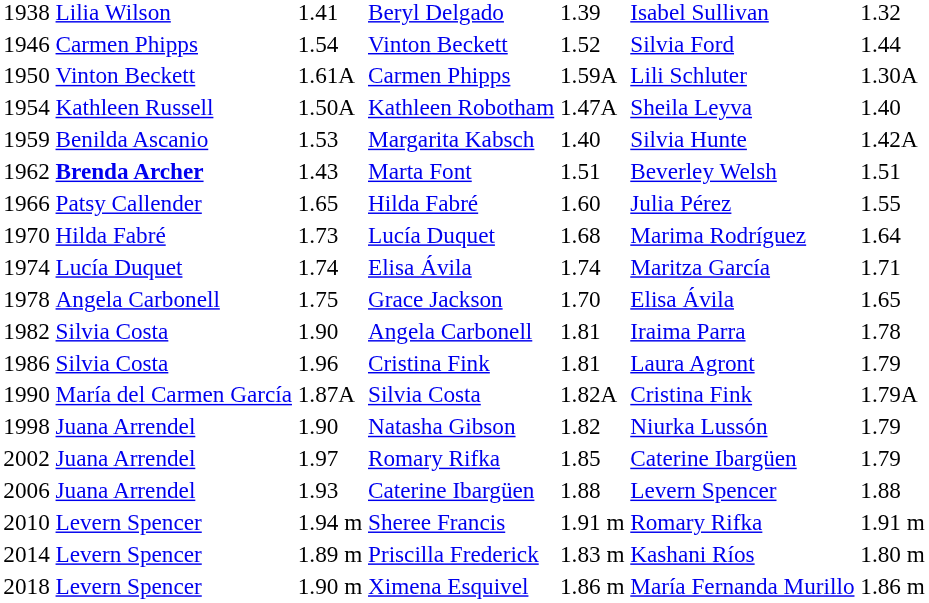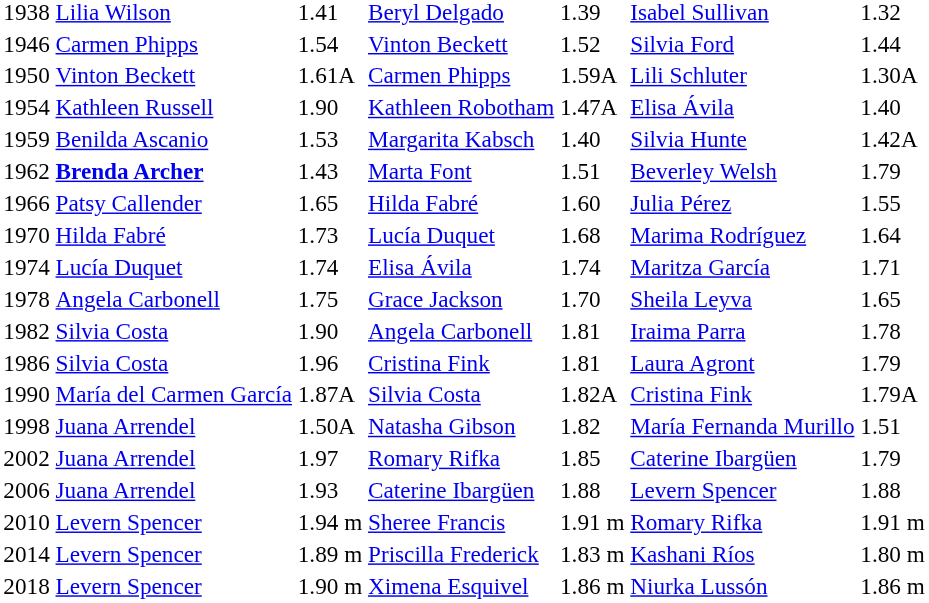(326, 107) 1.50A -> (318, 107) 1.90
(691, 107) Sheila Leyva -> (682, 107) Elisa Ávila
(881, 171) 1.51 -> (881, 171) 1.79
(682, 299) Elisa Ávila -> (691, 299) Sheila Leyva
(318, 426) 1.90 -> (326, 426) 1.50A
(699, 426) Niurka Lussón -> (742, 426) María Fernanda Murillo
(881, 426) 1.79 -> (881, 426) 1.51
(742, 586) María Fernanda Murillo -> (699, 586) Niurka Lussón
